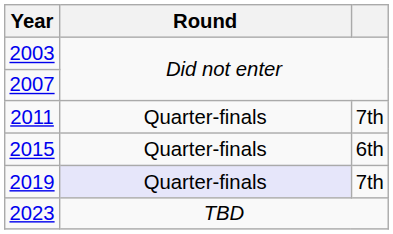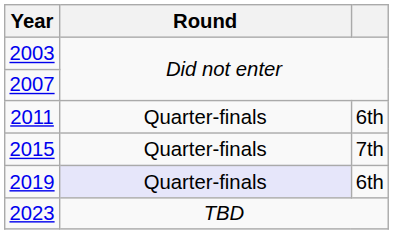(370, 117) 7th -> (370, 117) 6th
(370, 149) 6th -> (370, 149) 7th
(370, 182) 7th -> (370, 182) 6th
